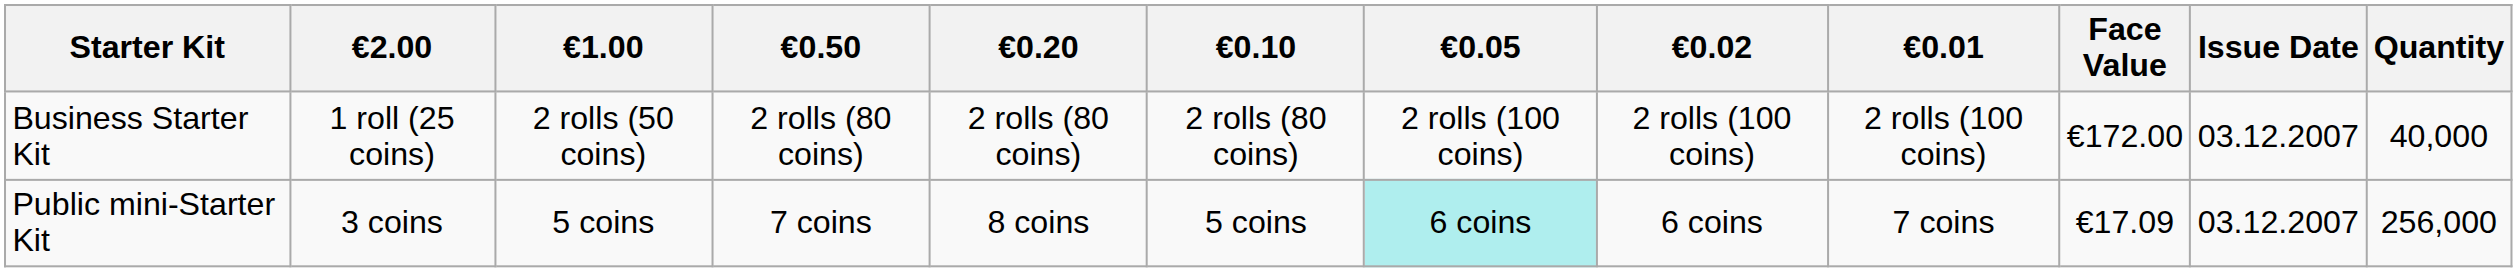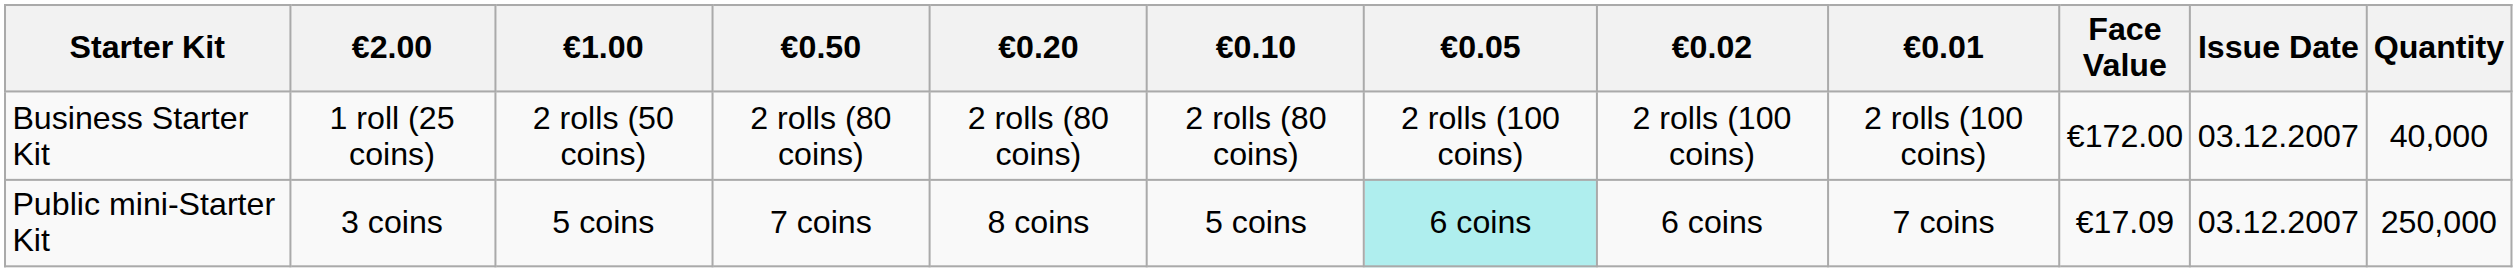(2439, 222) 256,000 -> (2439, 222) 250,000
